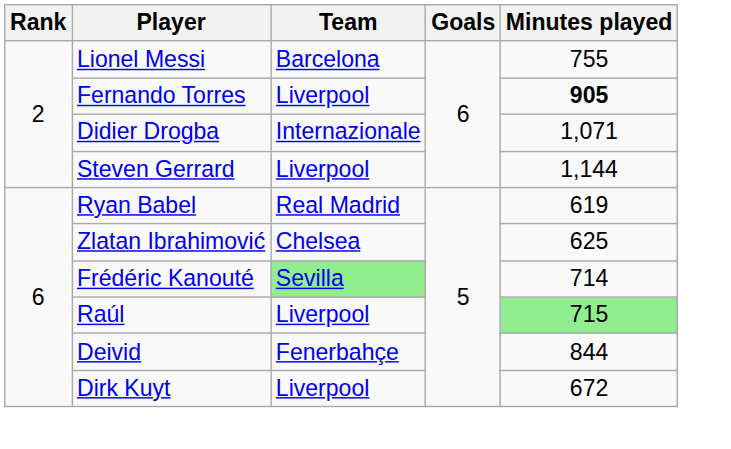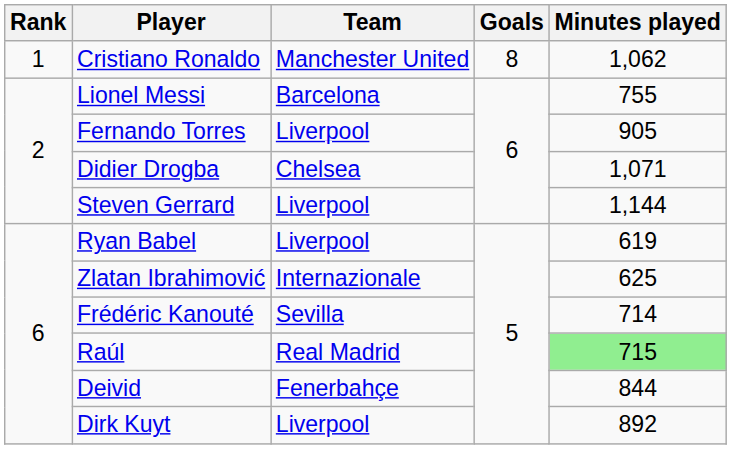+ row: (169, 59)
(589, 95) bold -> (638, 132) normal
(348, 132) Internazionale -> (318, 168) Chelsea
(338, 205) Real Madrid -> (323, 242) Liverpool
(318, 242) Chelsea -> (348, 278) Internazionale
(310, 278) lightgreen background -> (310, 315) no background
(323, 315) Liverpool -> (338, 351) Real Madrid
(589, 388) 672 -> (638, 424) 892
